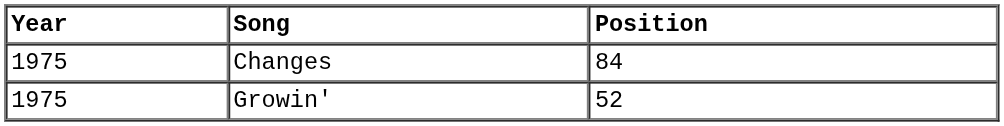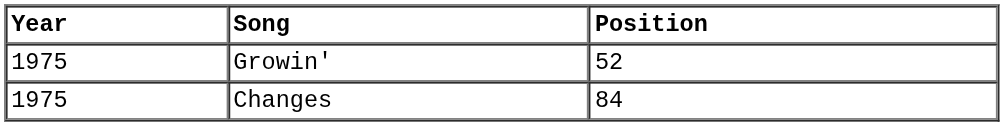rows swapped: (283, 63) <-> (283, 101)
